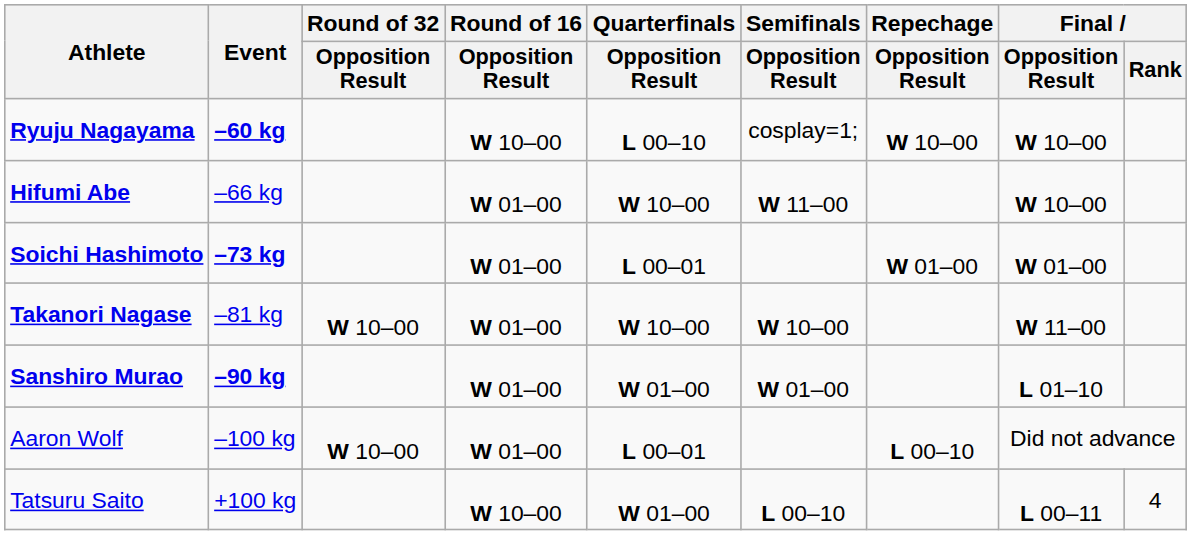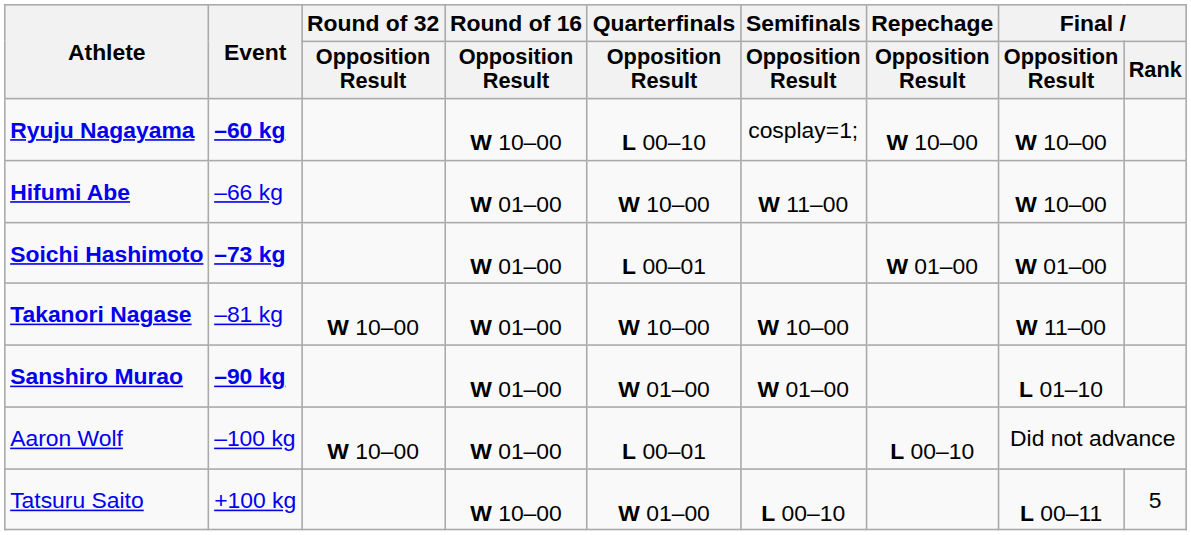(1155, 500) 4 -> (1155, 500) 5
